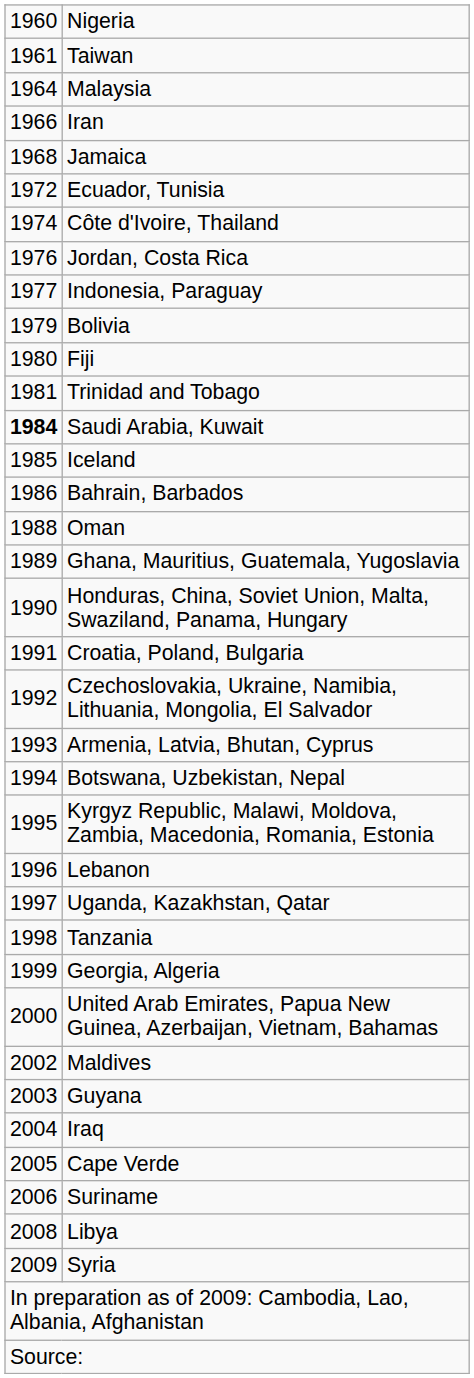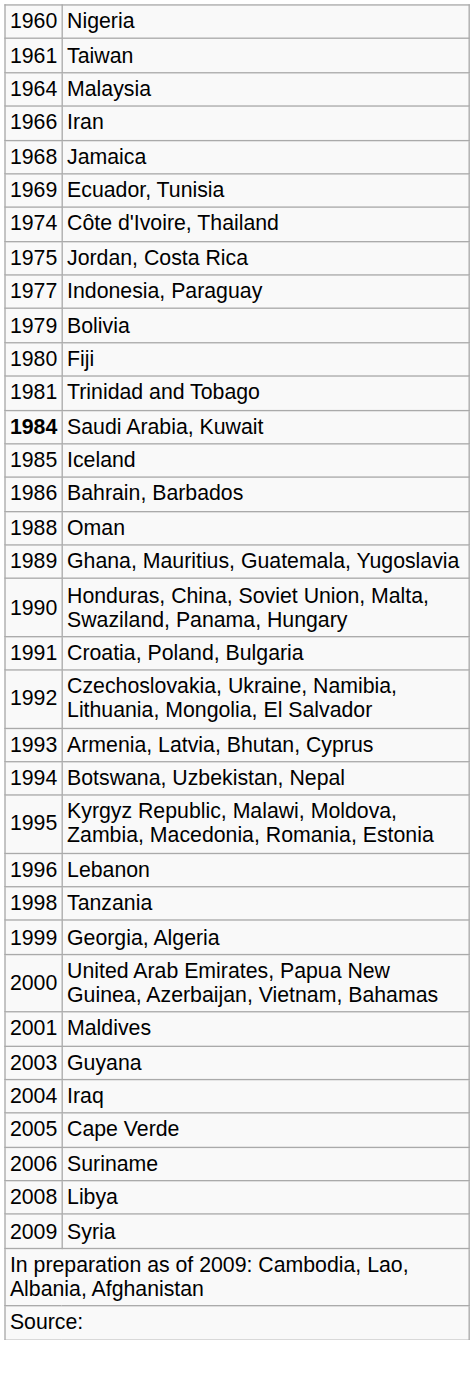(34, 190) 1972 -> (34, 190) 1969
(34, 257) 1976 -> (34, 257) 1975
- row: (198, 903)
(34, 1062) 2002 -> (34, 1028) 2001
